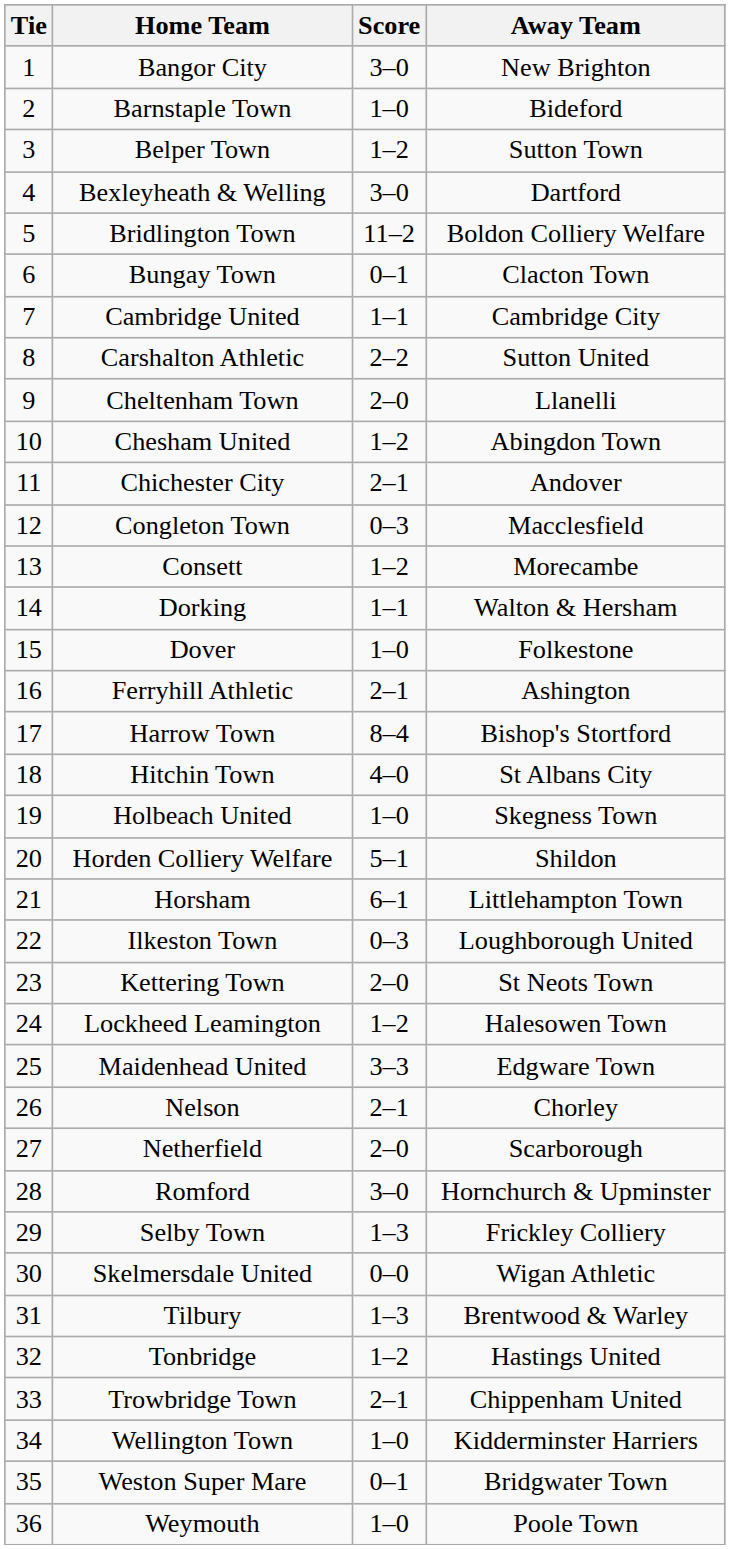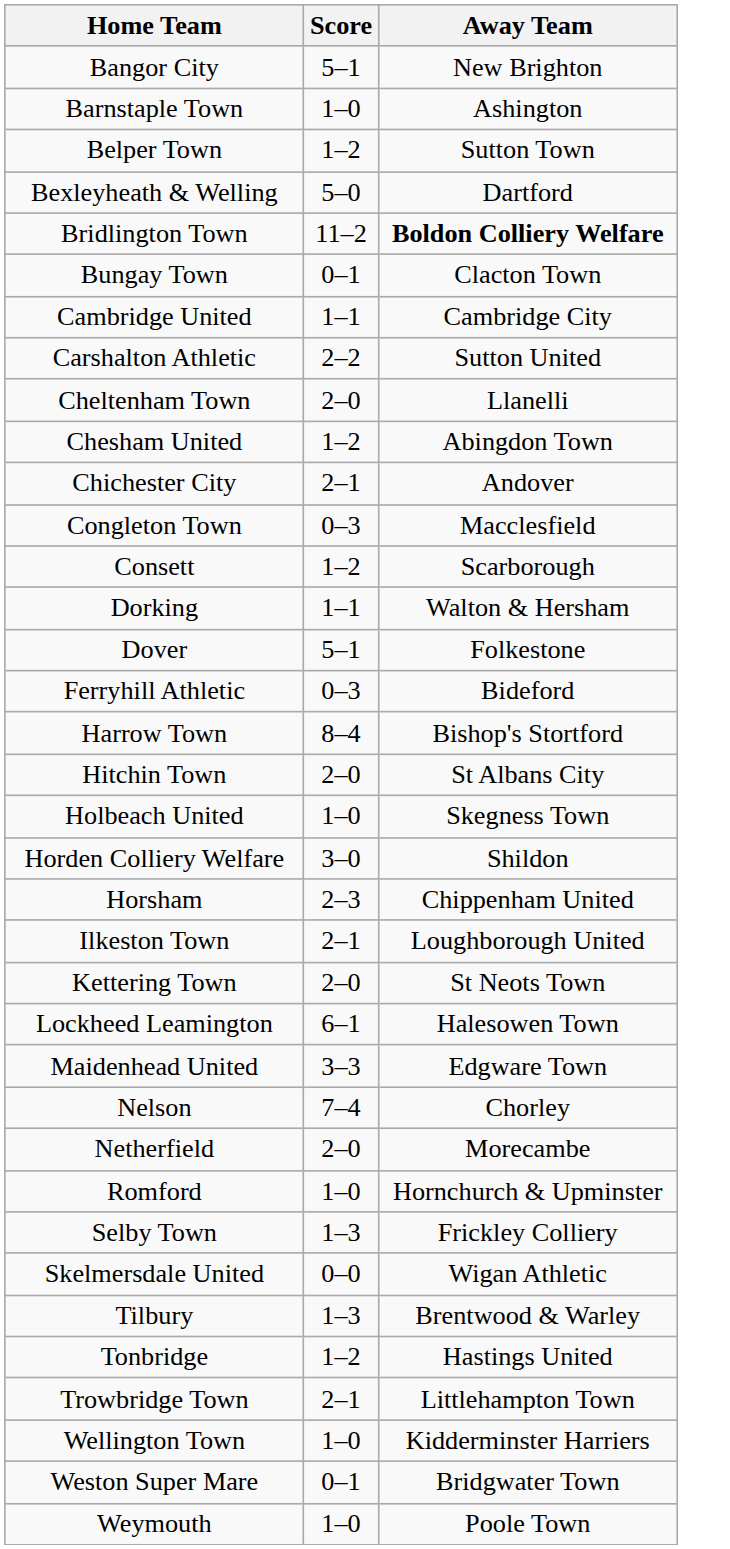- column: (29, 25)
(389, 66) 3–0 -> (341, 66) 5–1
(576, 108) Bideford -> (528, 108) Ashington
(389, 191) 3–0 -> (341, 191) 5–0
(576, 233) normal -> (528, 233) bold
(576, 566) Morecambe -> (528, 566) Scarborough
(389, 649) 1–0 -> (341, 649) 5–1
(389, 691) 2–1 -> (341, 691) 0–3
(576, 691) Ashington -> (528, 691) Bideford
(389, 774) 4–0 -> (341, 774) 2–0
(389, 857) 5–1 -> (341, 857) 3–0
(389, 899) 6–1 -> (341, 899) 2–3
(576, 899) Littlehampton Town -> (528, 899) Chippenham United
(389, 940) 0–3 -> (341, 940) 2–1
(389, 1024) 1–2 -> (341, 1024) 6–1
(389, 1107) 2–1 -> (341, 1107) 7–4
(576, 1148) Scarborough -> (528, 1148) Morecambe
(389, 1190) 3–0 -> (341, 1190) 1–0
(576, 1398) Chippenham United -> (528, 1398) Littlehampton Town
